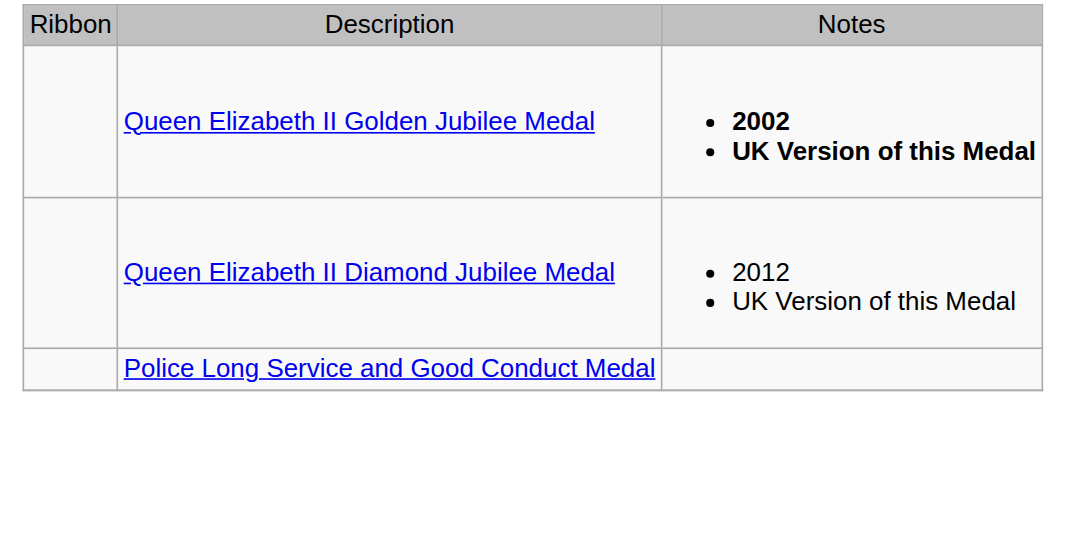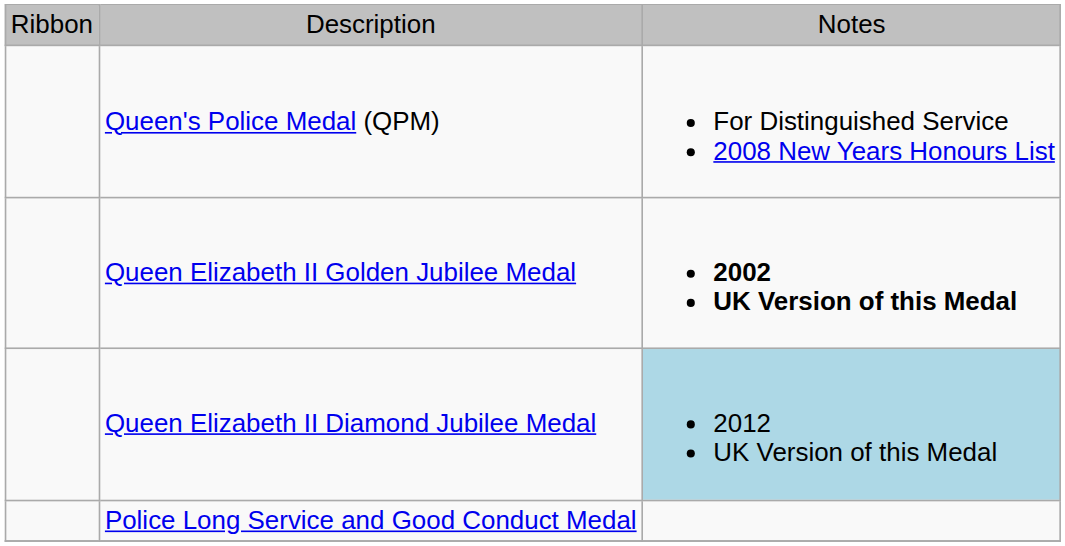+ row: (272, 121)
(852, 287) no background -> (852, 439) lightblue background
